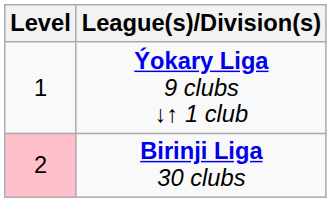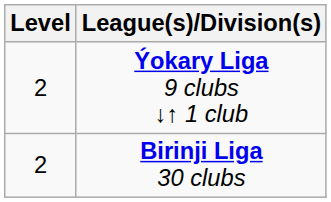(40, 87) 1 -> (40, 87) 2
(40, 164) pink background -> (40, 164) no background
